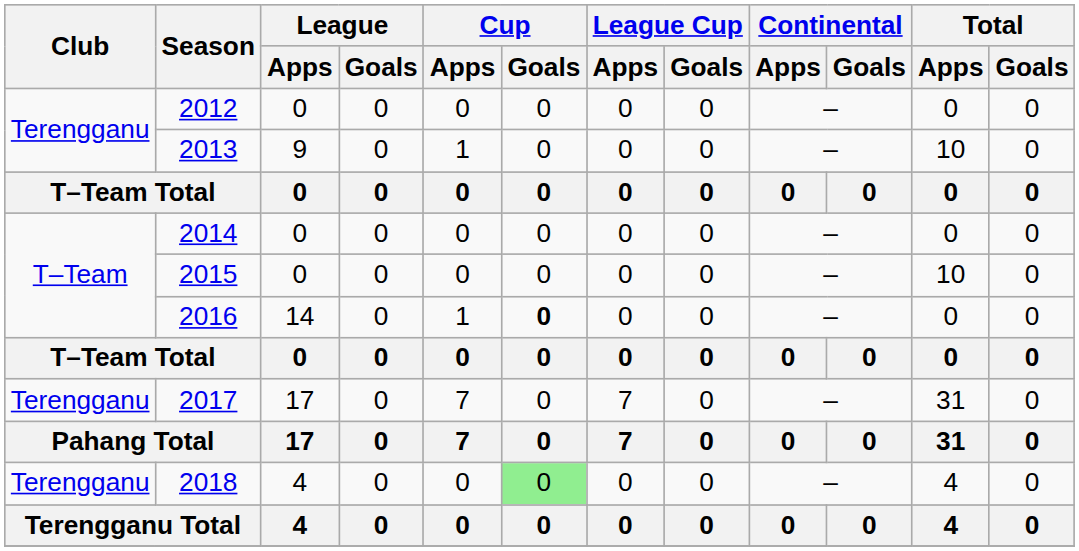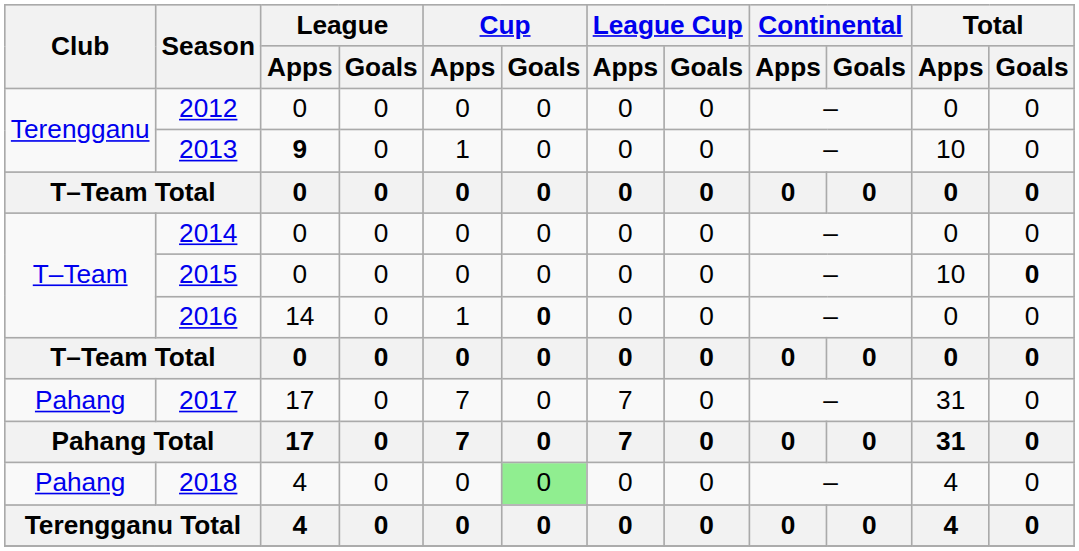(300, 150) normal -> (300, 150) bold
(1032, 274) normal -> (1032, 274) bold
(80, 399) Terengganu -> (80, 399) Pahang
(80, 483) Terengganu -> (80, 483) Pahang
